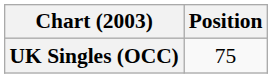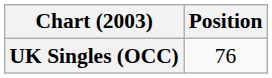(226, 55) 75 -> (226, 55) 76
